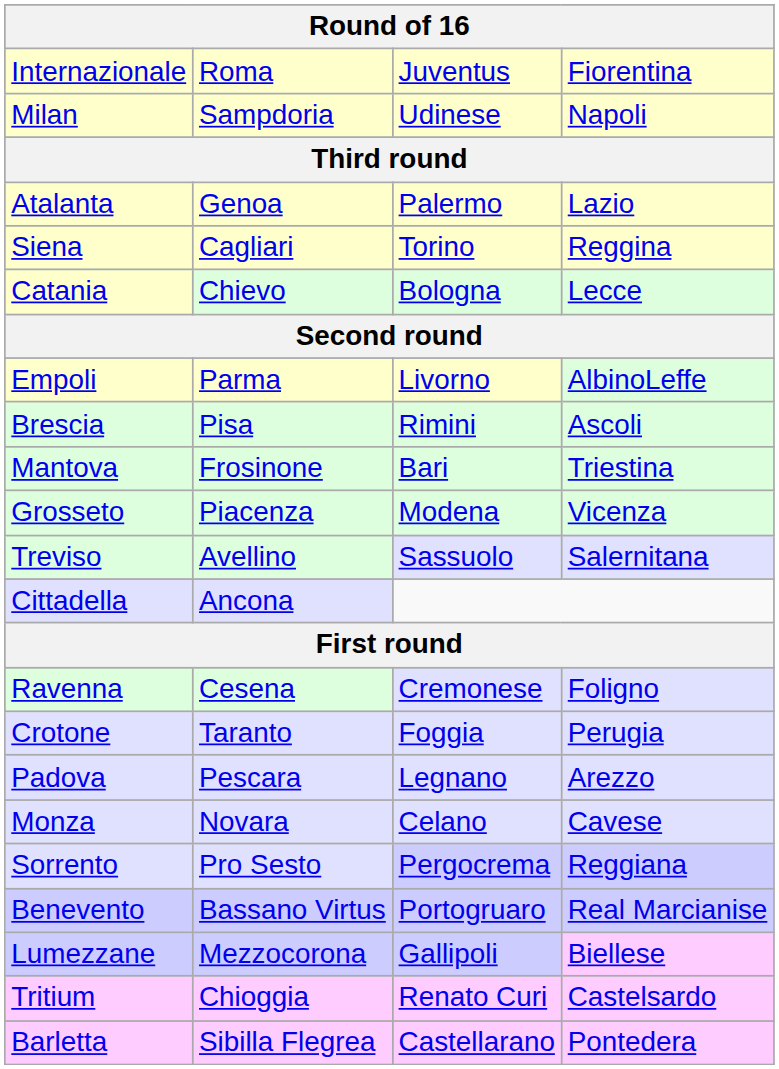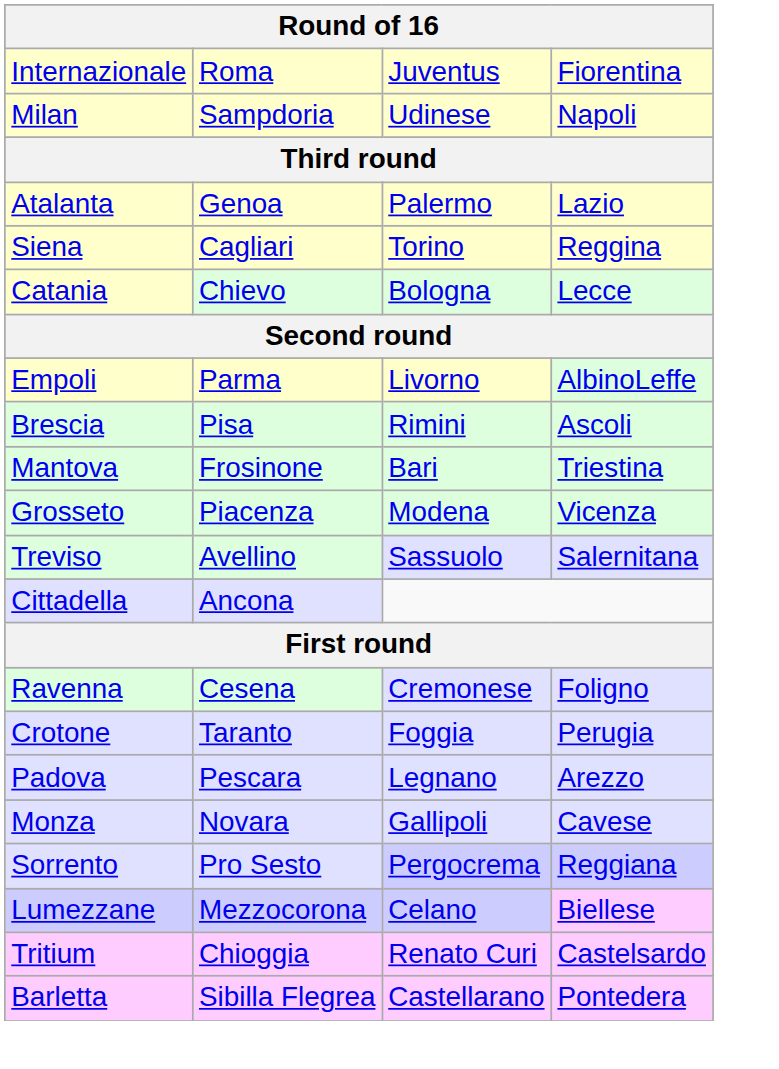(443, 821) Celano -> (438, 821) Gallipoli
- row: (78, 909)
(448, 953) Gallipoli -> (432, 909) Celano
